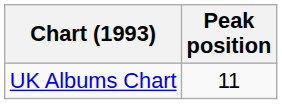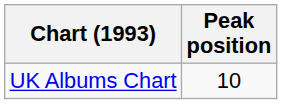(229, 80) 11 -> (229, 80) 10
